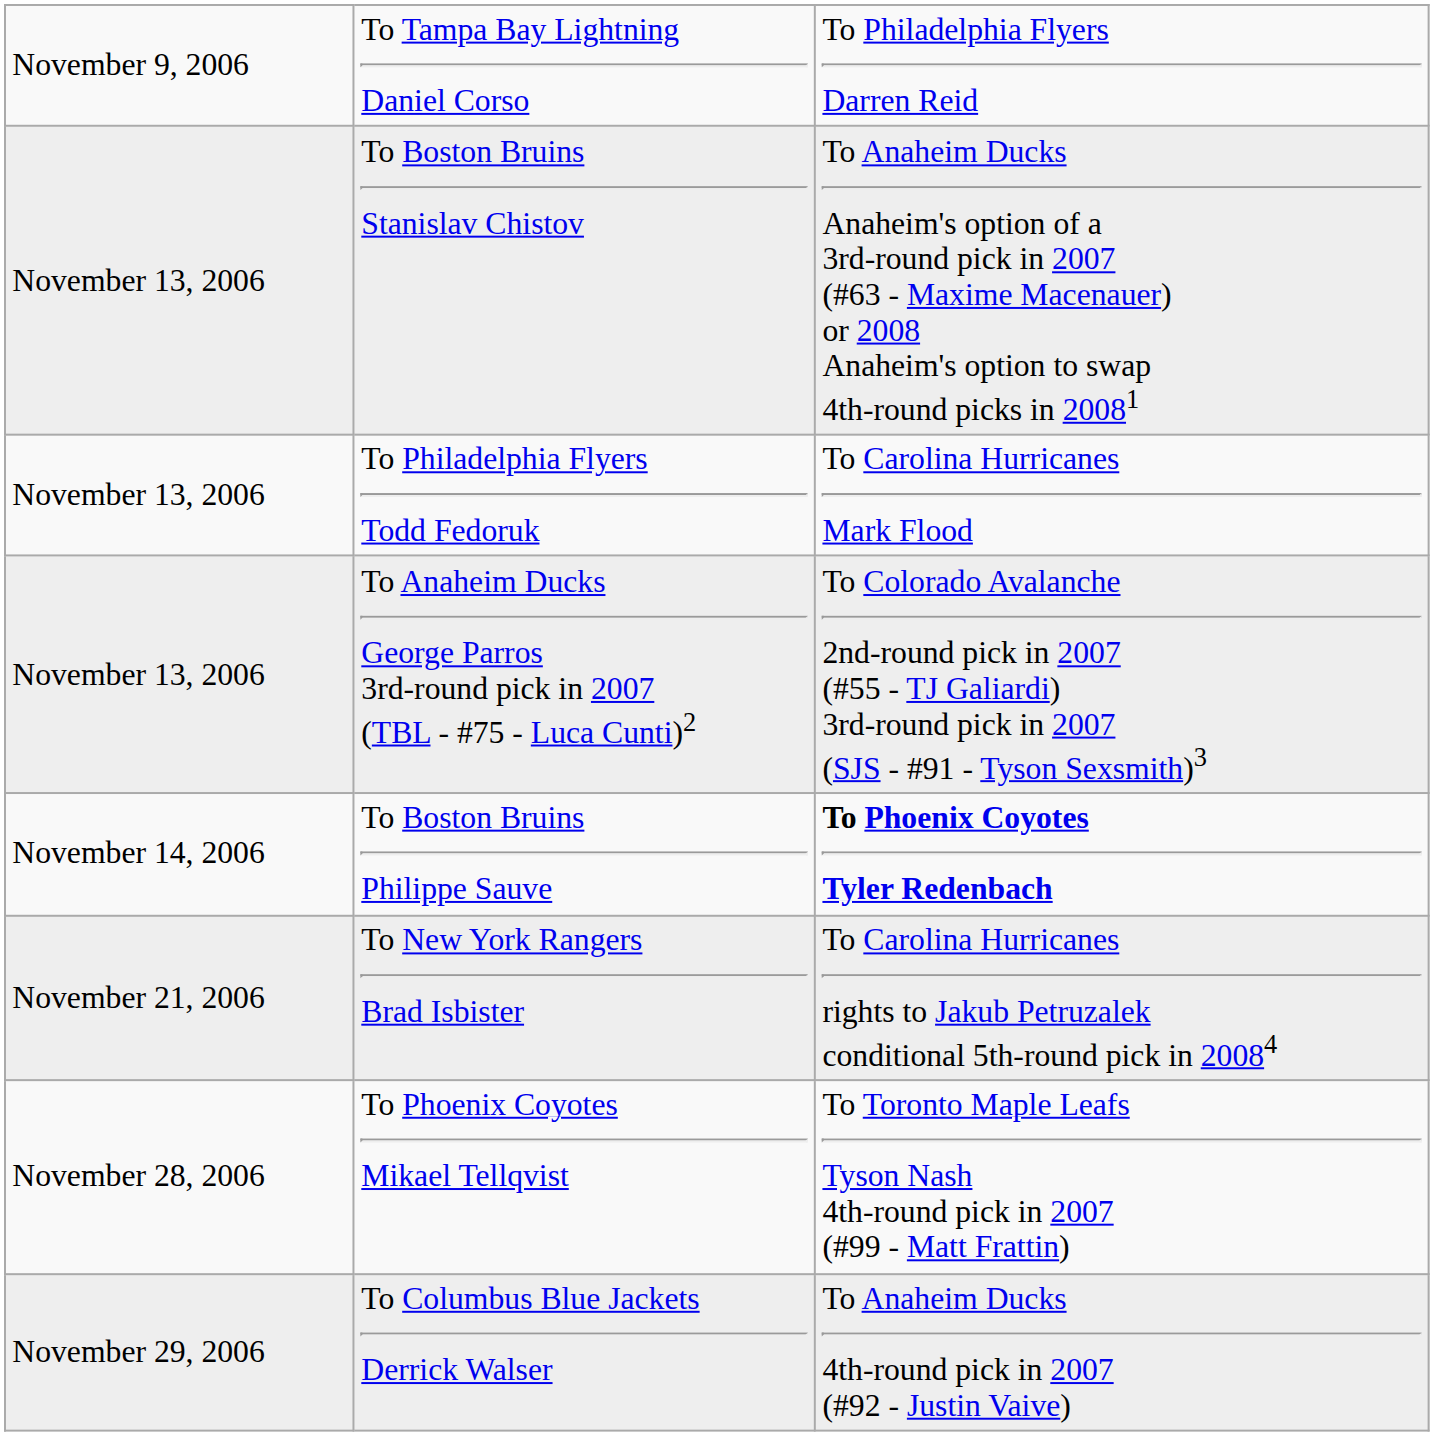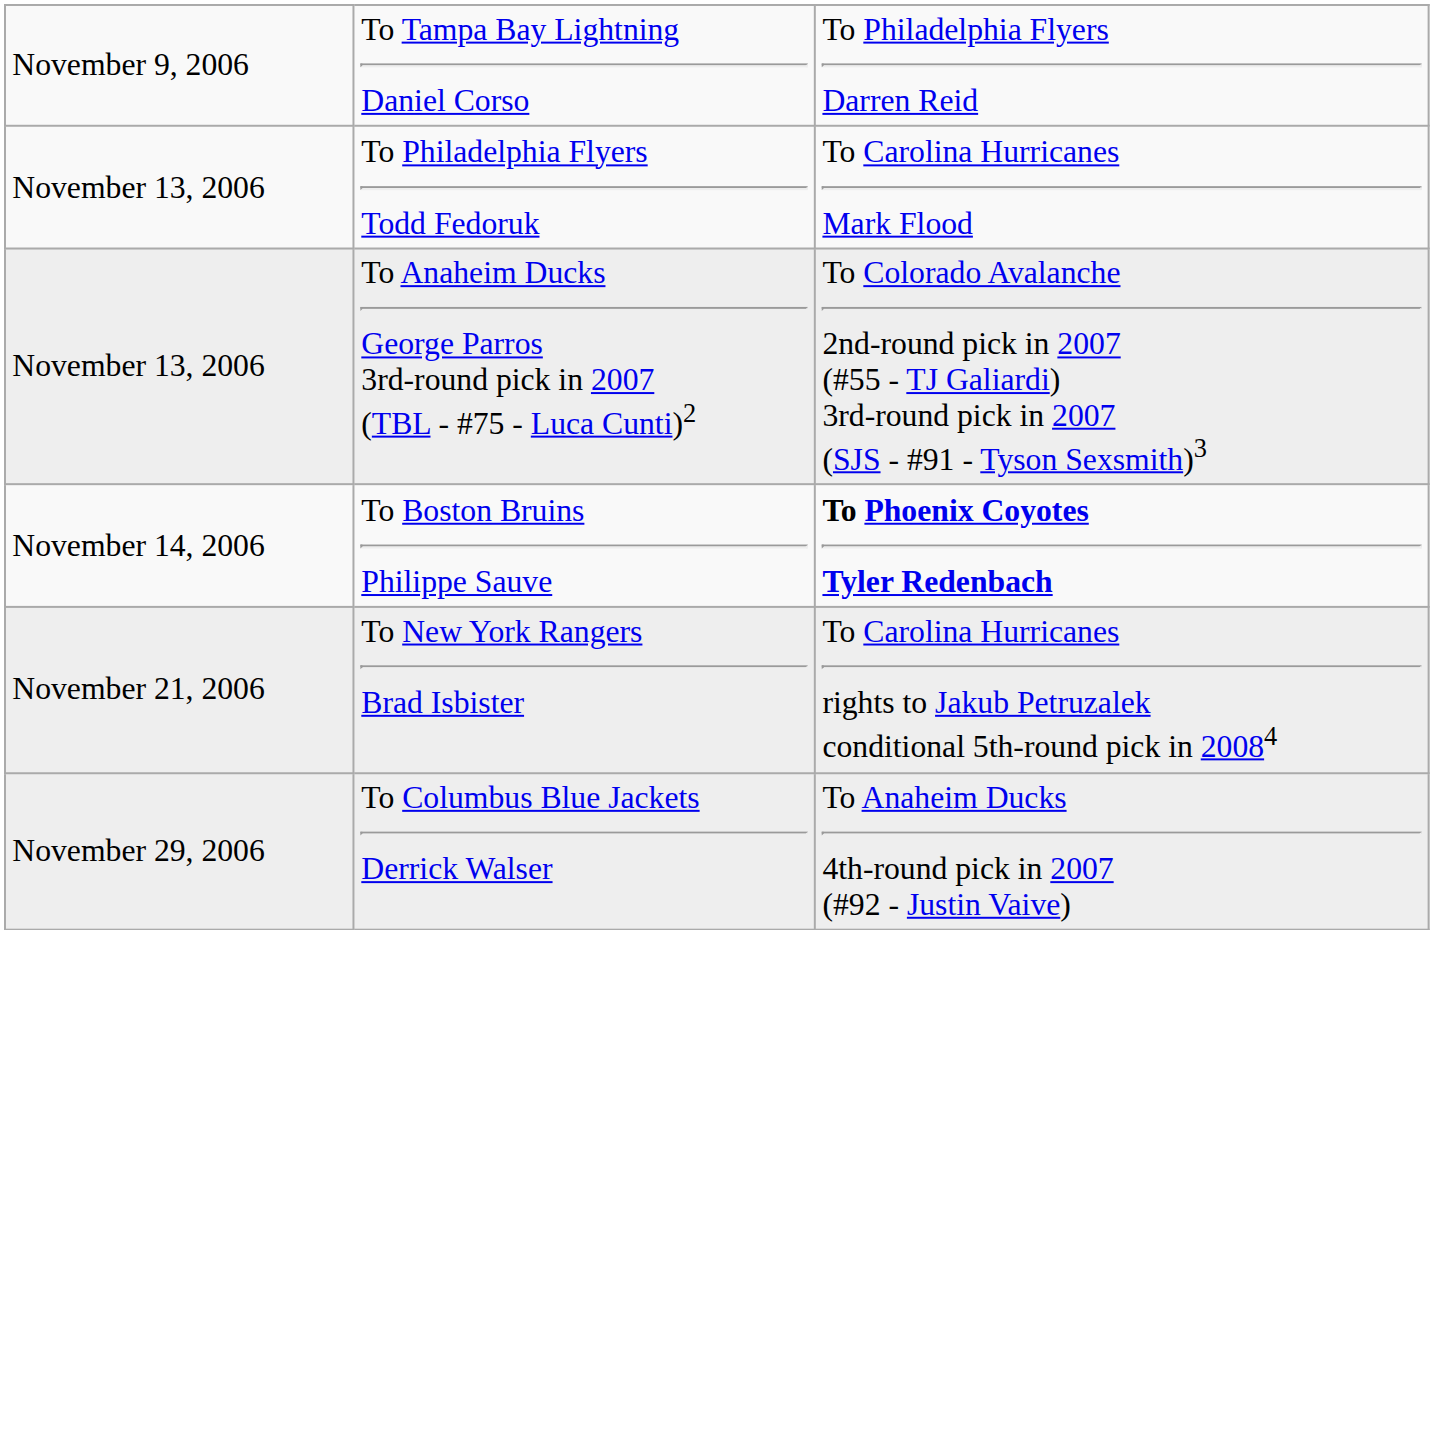- row: (585, 186)
- row: (585, 1140)
